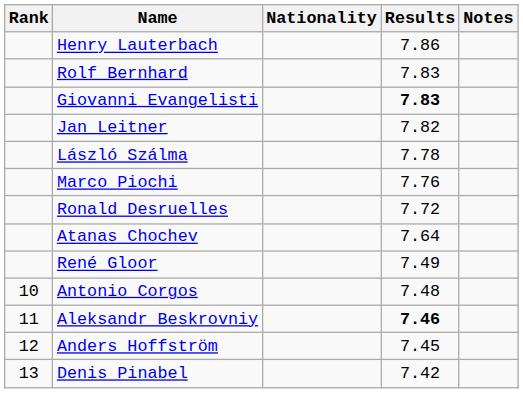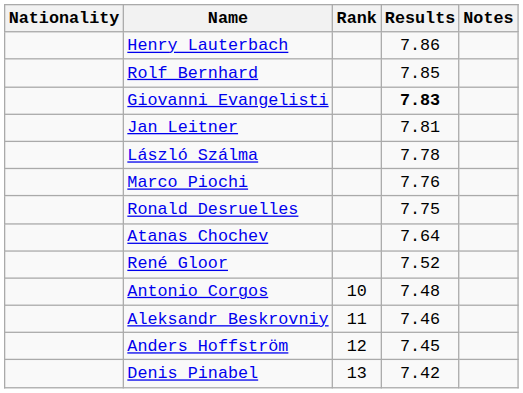columns swapped: (29, 18) <-> (322, 18)
(420, 73) 7.83 -> (420, 73) 7.85
(420, 128) 7.82 -> (420, 128) 7.81
(420, 210) 7.72 -> (420, 210) 7.75
(420, 264) 7.49 -> (420, 264) 7.52
(420, 319) bold -> (420, 319) normal
